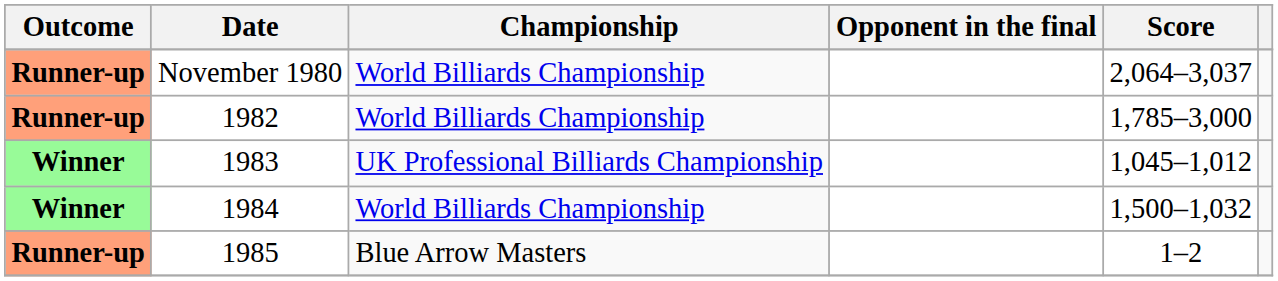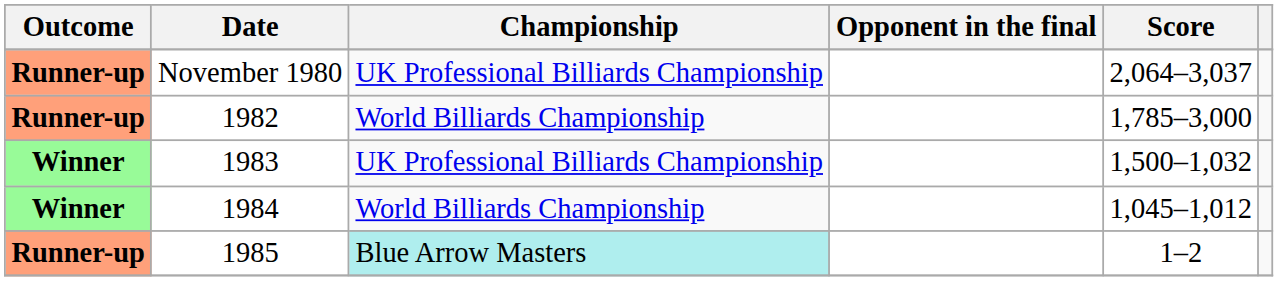(530, 72) World Billiards Championship -> (589, 72) UK Professional Billiards Championship
(1181, 162) 1,045–1,012 -> (1181, 162) 1,500–1,032
(1181, 207) 1,500–1,032 -> (1181, 207) 1,045–1,012
(471, 252) no background -> (471, 252) paleturquoise background
